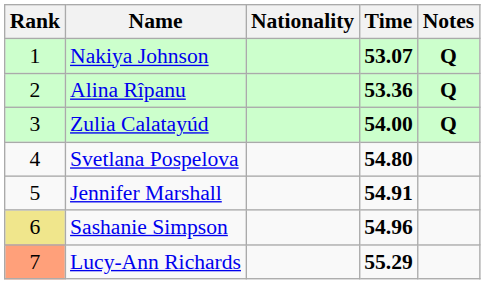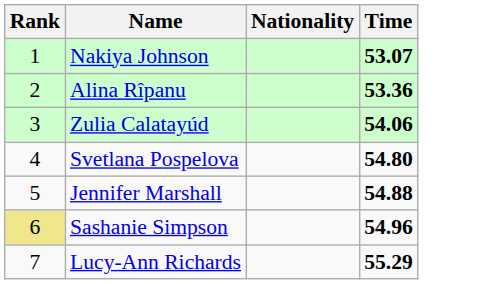- column: (448, 21)
(388, 124) 54.00 -> (388, 124) 54.06
(388, 192) 54.91 -> (388, 192) 54.88
(35, 261) lightsalmon background -> (35, 261) no background
